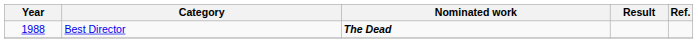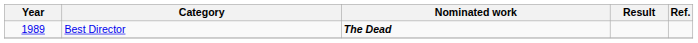(33, 29) 1988 -> (33, 29) 1989
